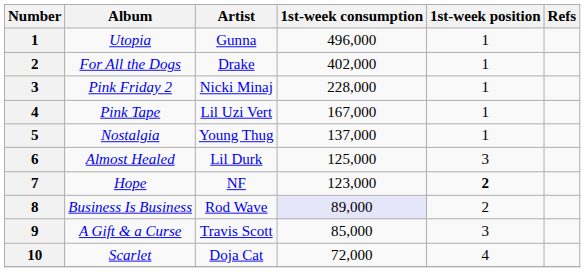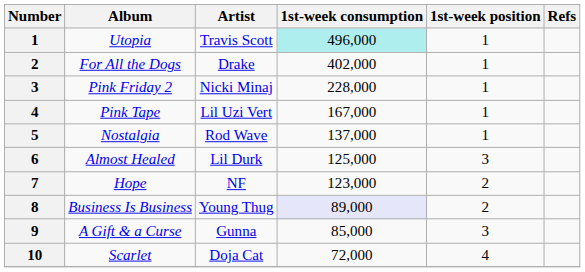(236, 40) Gunna -> (236, 40) Travis Scott
(352, 40) no background -> (352, 40) paleturquoise background
(236, 135) Young Thug -> (236, 135) Rod Wave
(485, 183) bold -> (485, 183) normal
(236, 207) Rod Wave -> (236, 207) Young Thug
(236, 231) Travis Scott -> (236, 231) Gunna
